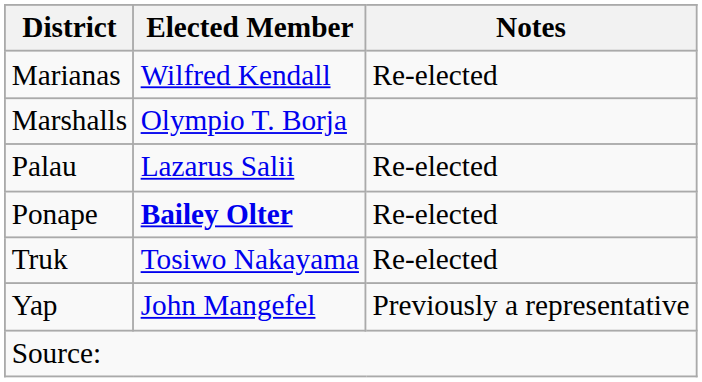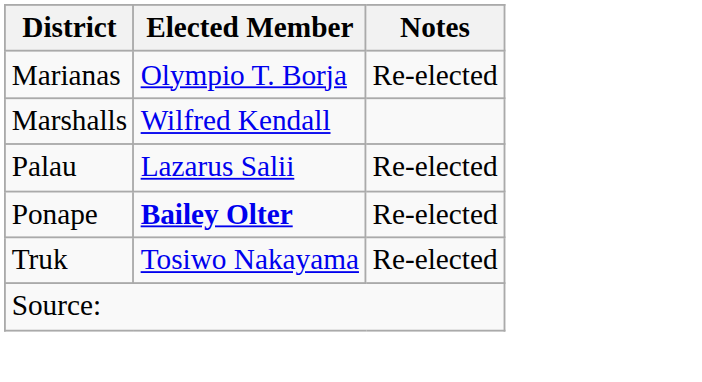(236, 74) Wilfred Kendall -> (244, 74) Olympio T. Borja
(244, 120) Olympio T. Borja -> (236, 120) Wilfred Kendall
- row: (35, 306)
